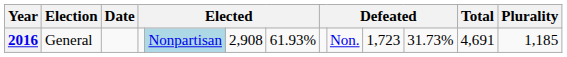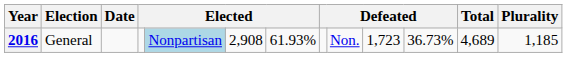(430, 40) 31.73% -> (430, 40) 36.73%
(477, 40) 4,691 -> (477, 40) 4,689
